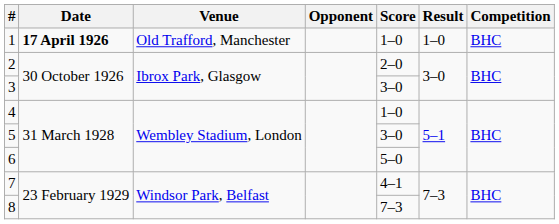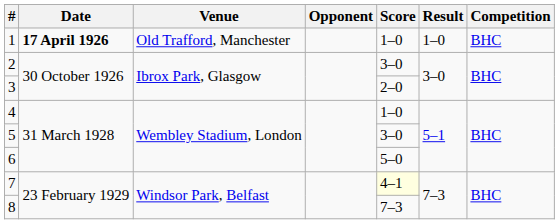(391, 64) 2–0 -> (391, 64) 3–0
(391, 87) 3–0 -> (391, 87) 2–0
(391, 183) no background -> (391, 183) lightyellow background
